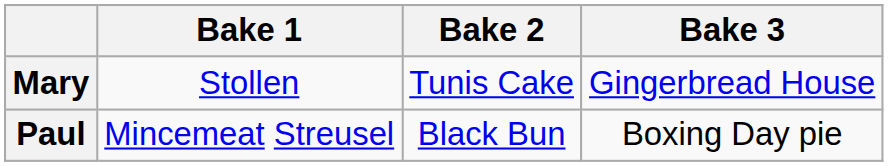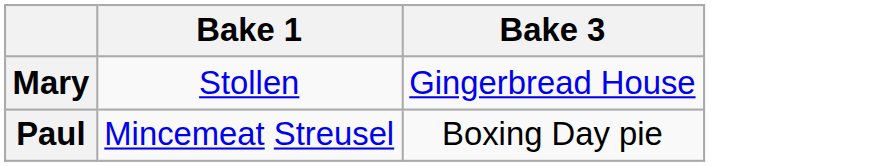- column: (492, 30)
